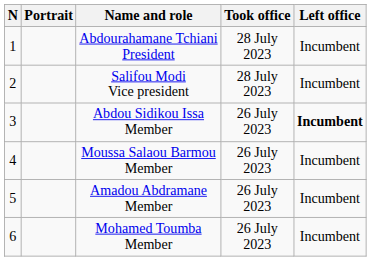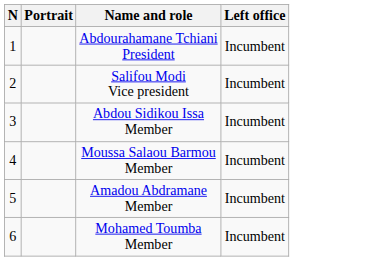- column: (257, 15)
(330, 122) bold -> (255, 122) normal
